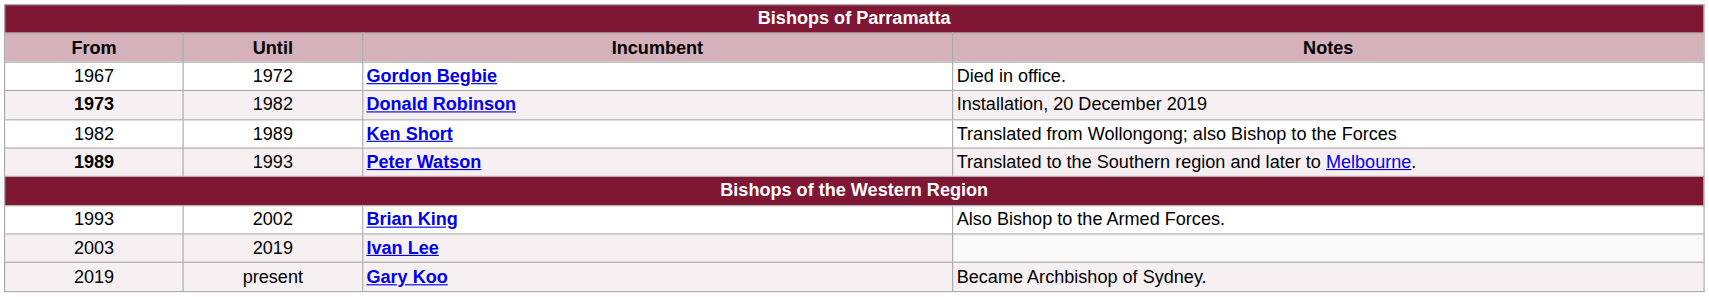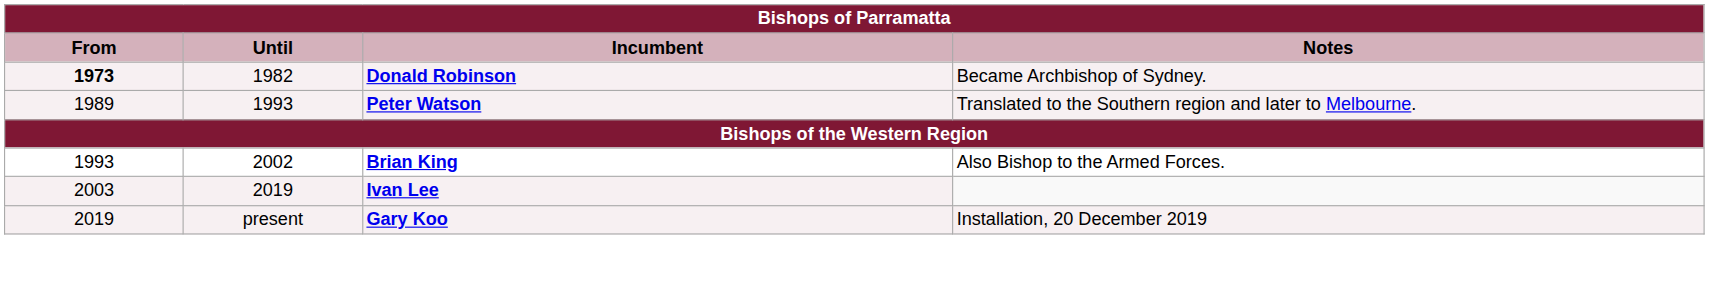- row: (432, 76)
(1082, 104) Installation, 20 December 2019 -> (1082, 76) Became Archbishop of Sydney.
- row: (410, 133)
(94, 162) bold -> (94, 104) normal
(1082, 276) Became Archbishop of Sydney. -> (1082, 219) Installation, 20 December 2019
